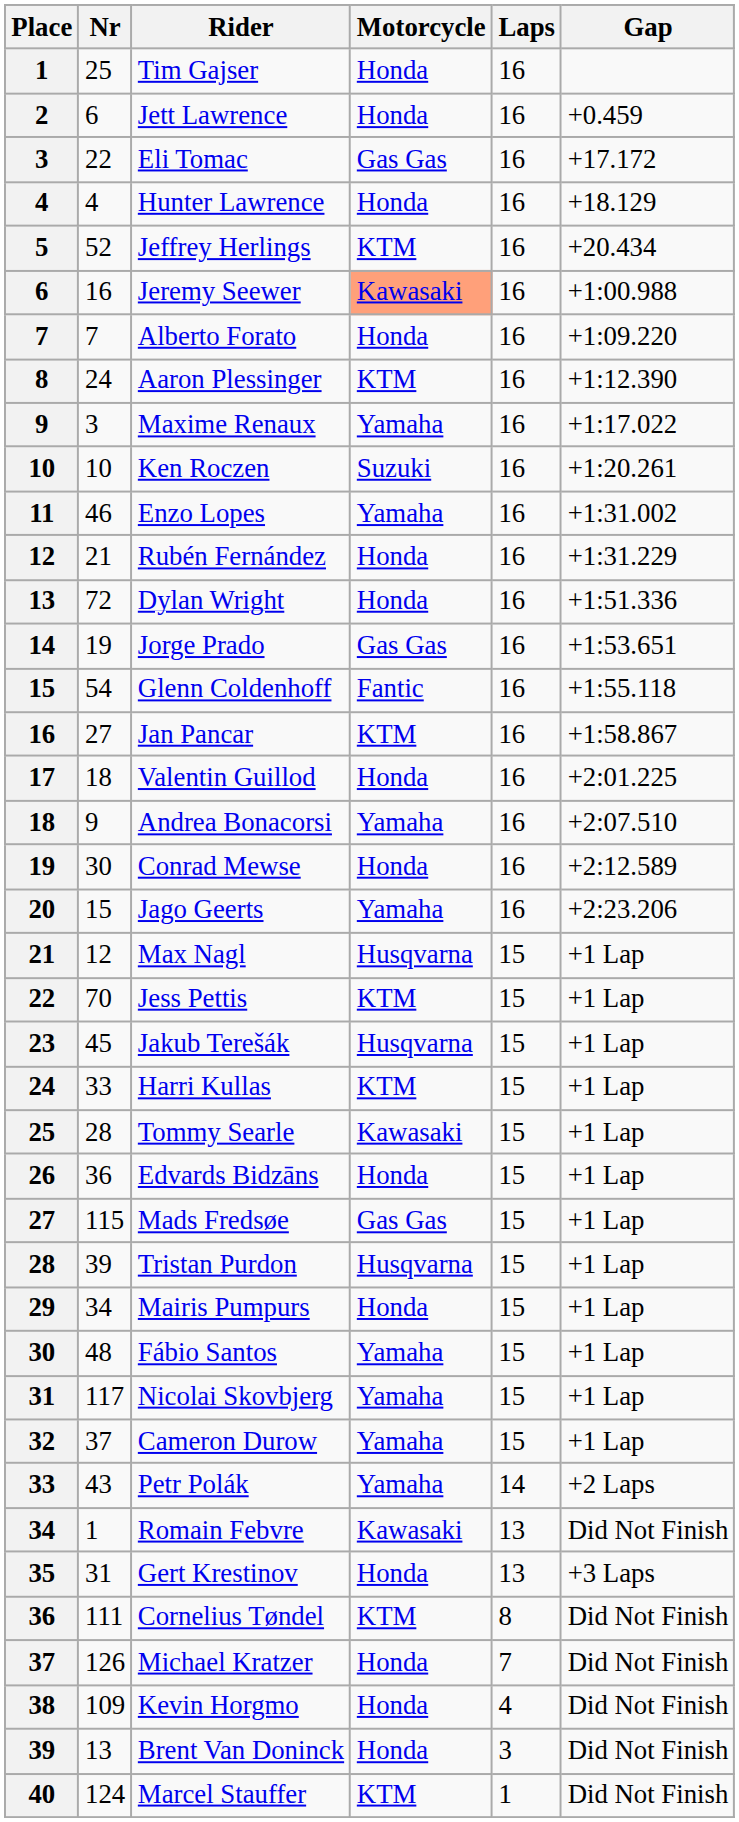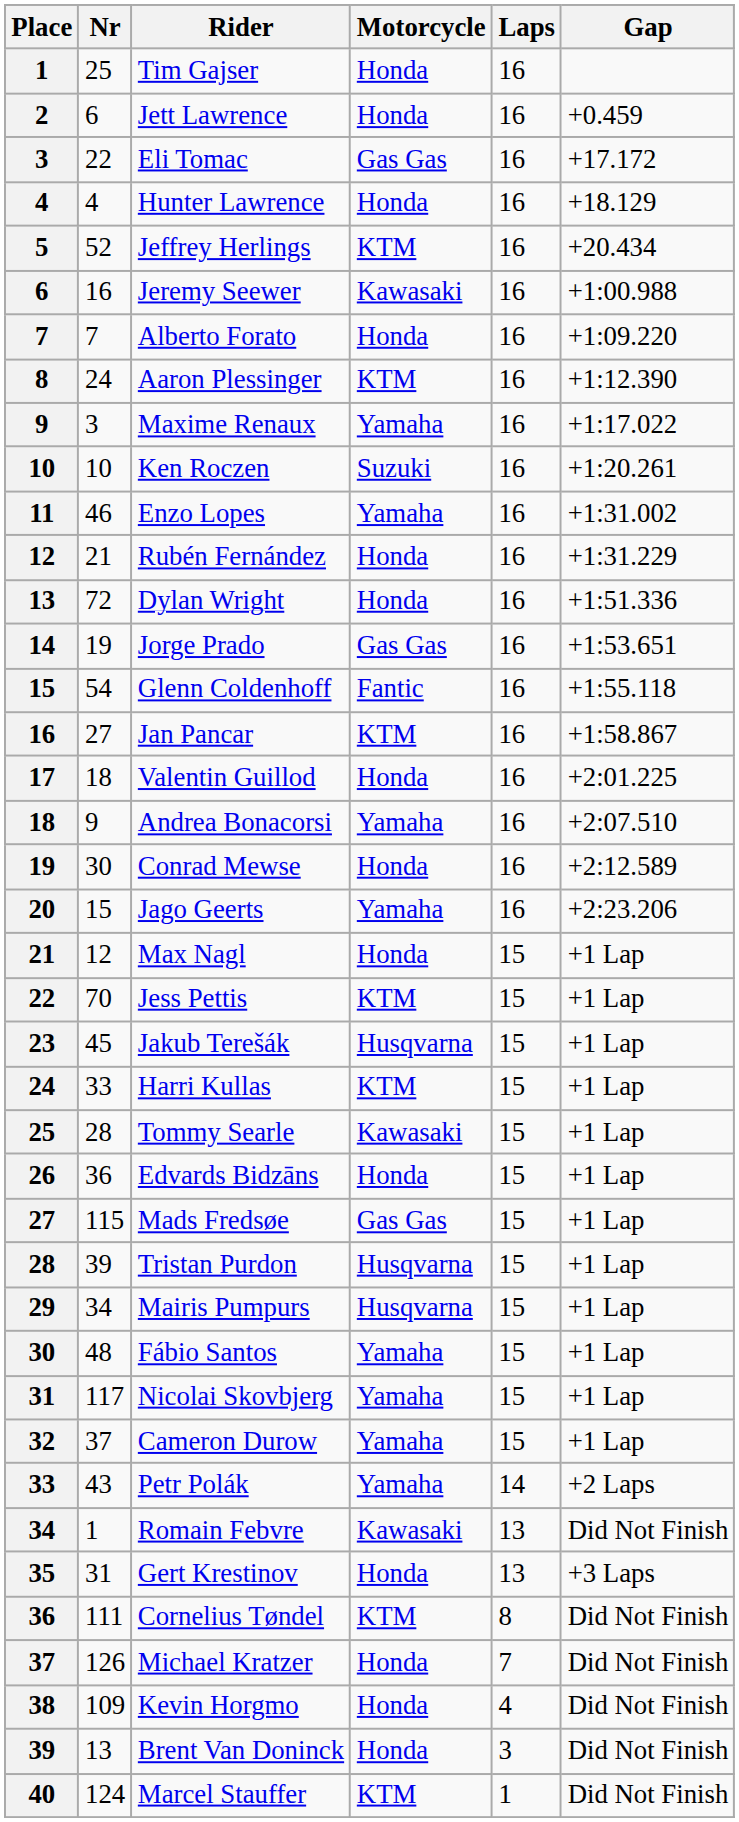(410, 291) lightsalmon background -> (410, 291) no background
(415, 954) Husqvarna -> (393, 954) Honda
(393, 1308) Honda -> (415, 1308) Husqvarna
